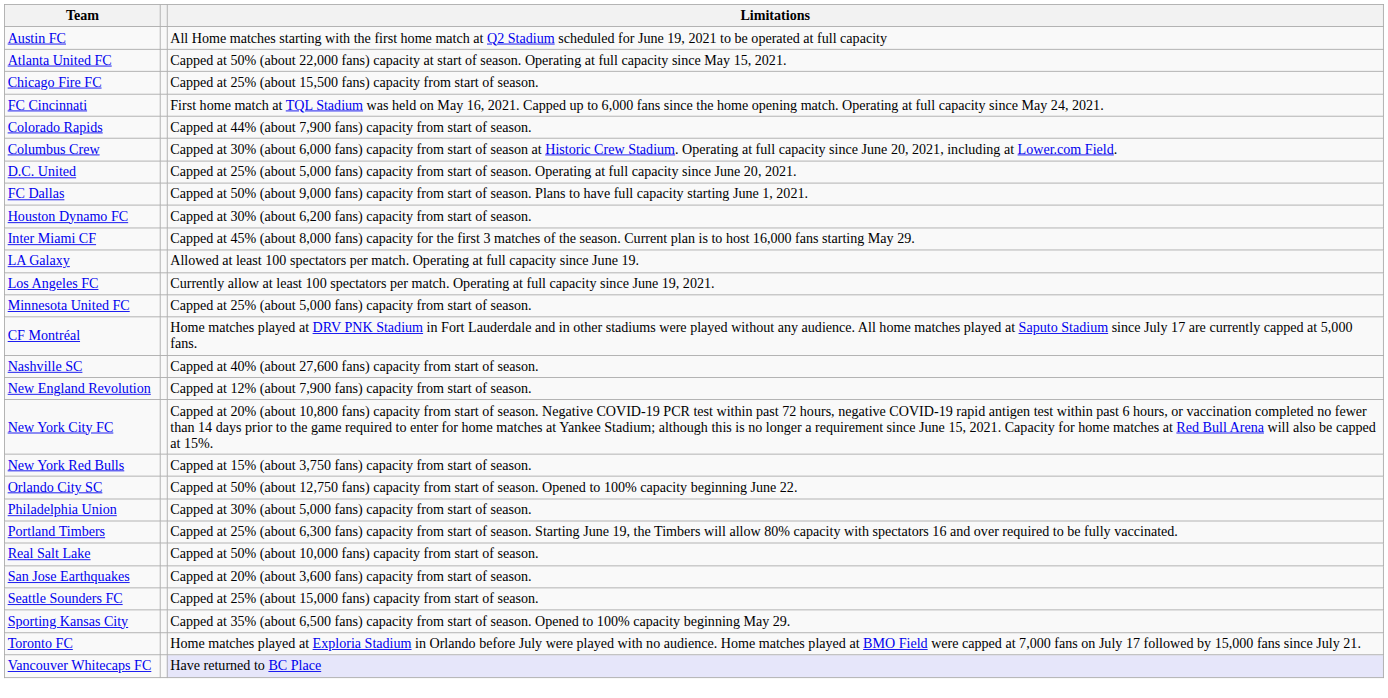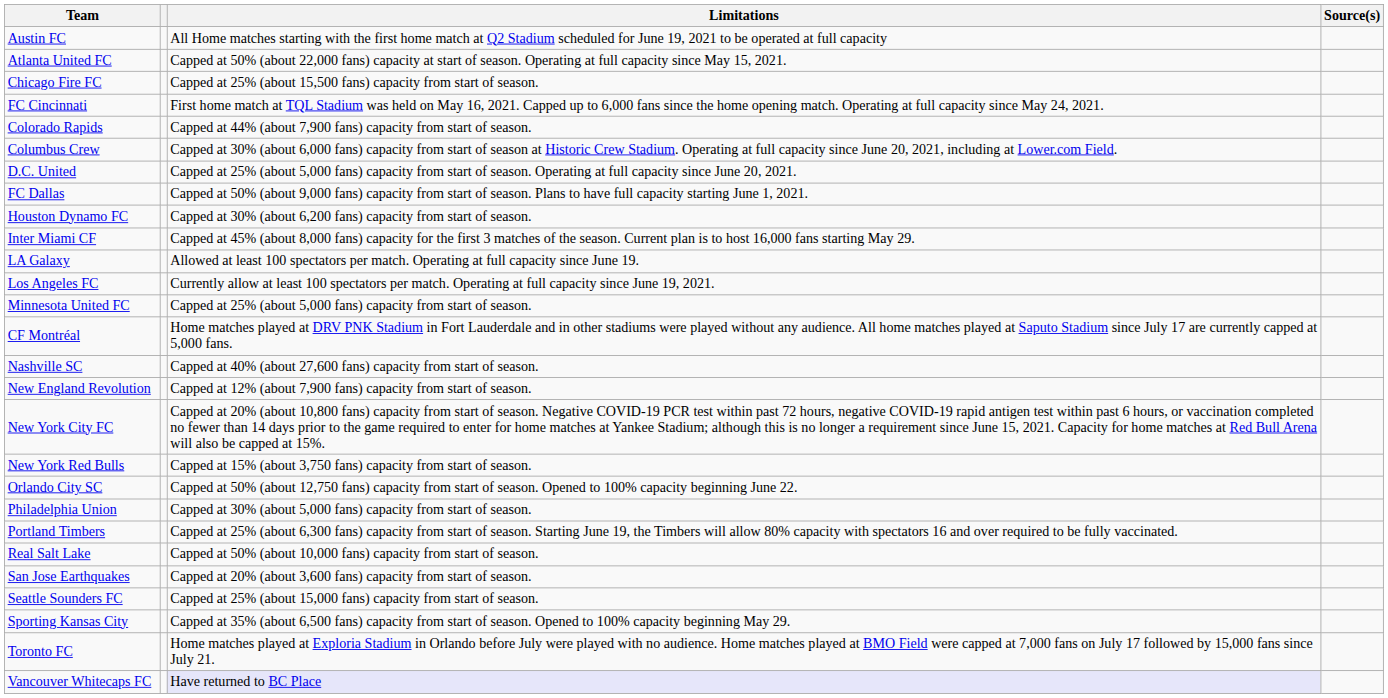+ column: (1352, 15)
